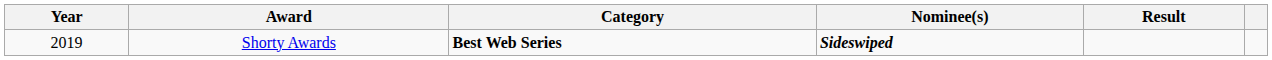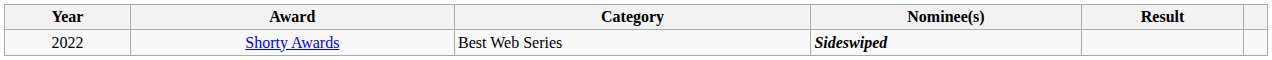(67, 42) 2019 -> (67, 42) 2022
(507, 42) bold -> (510, 42) normal
